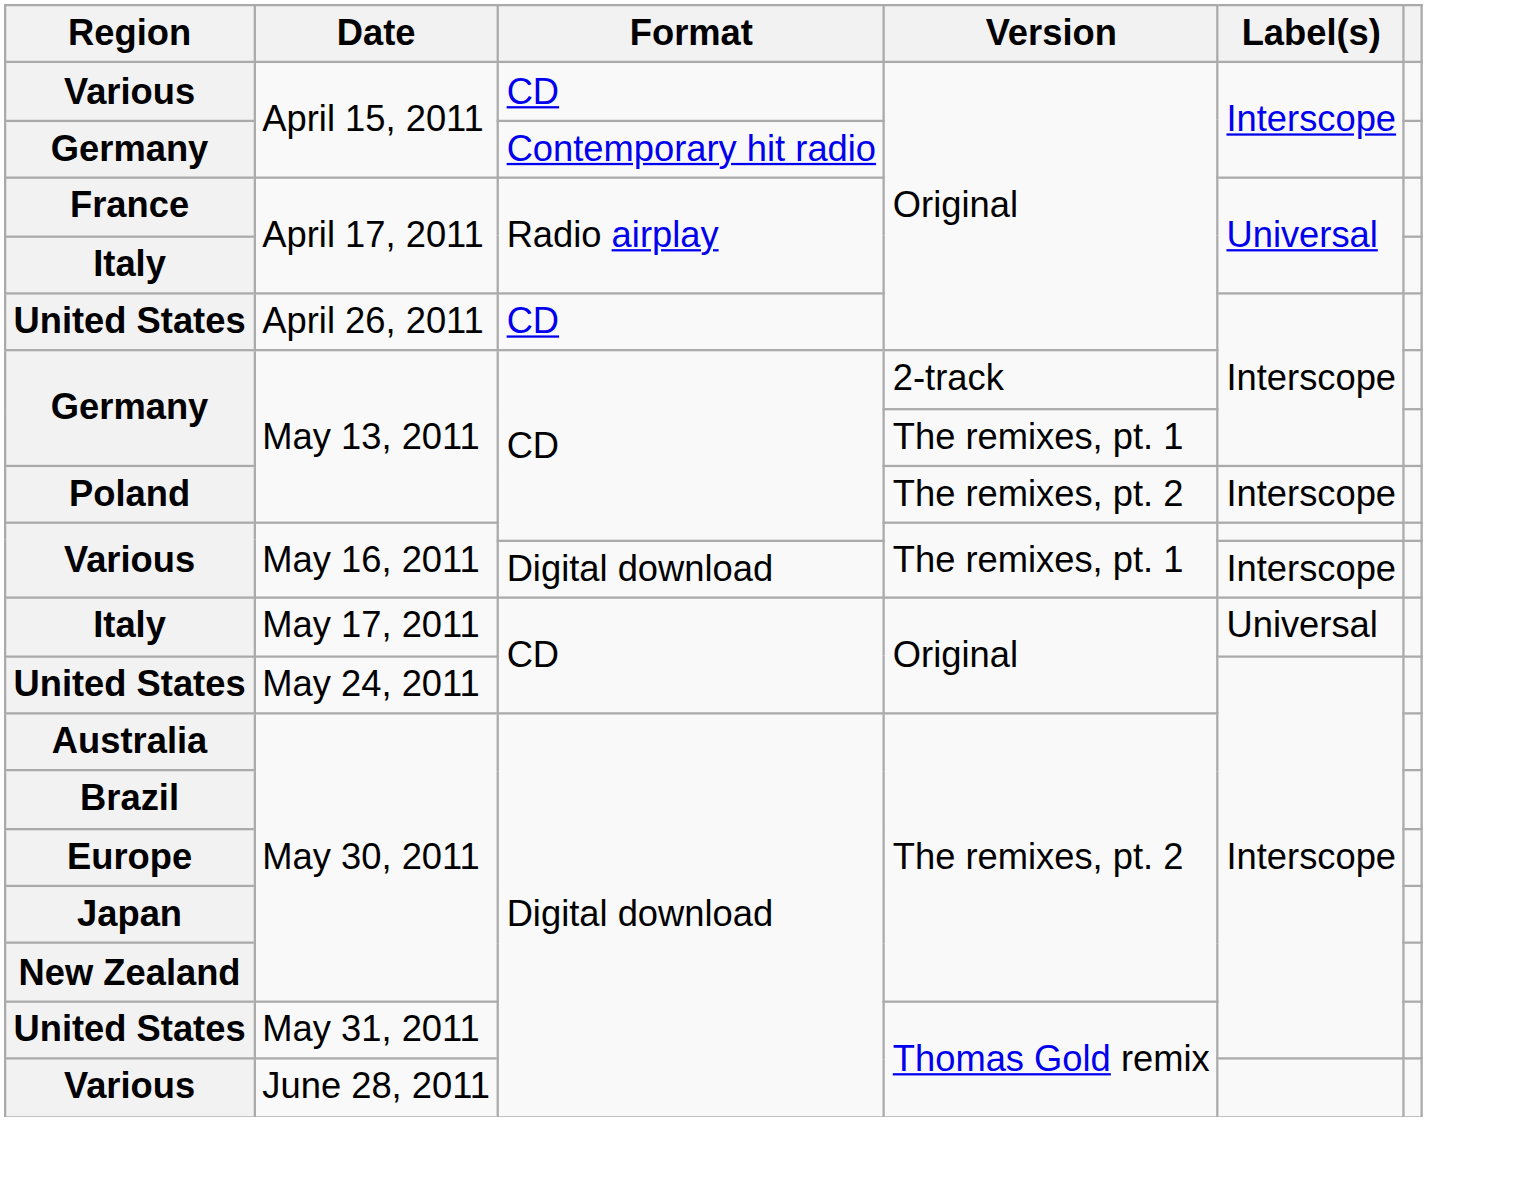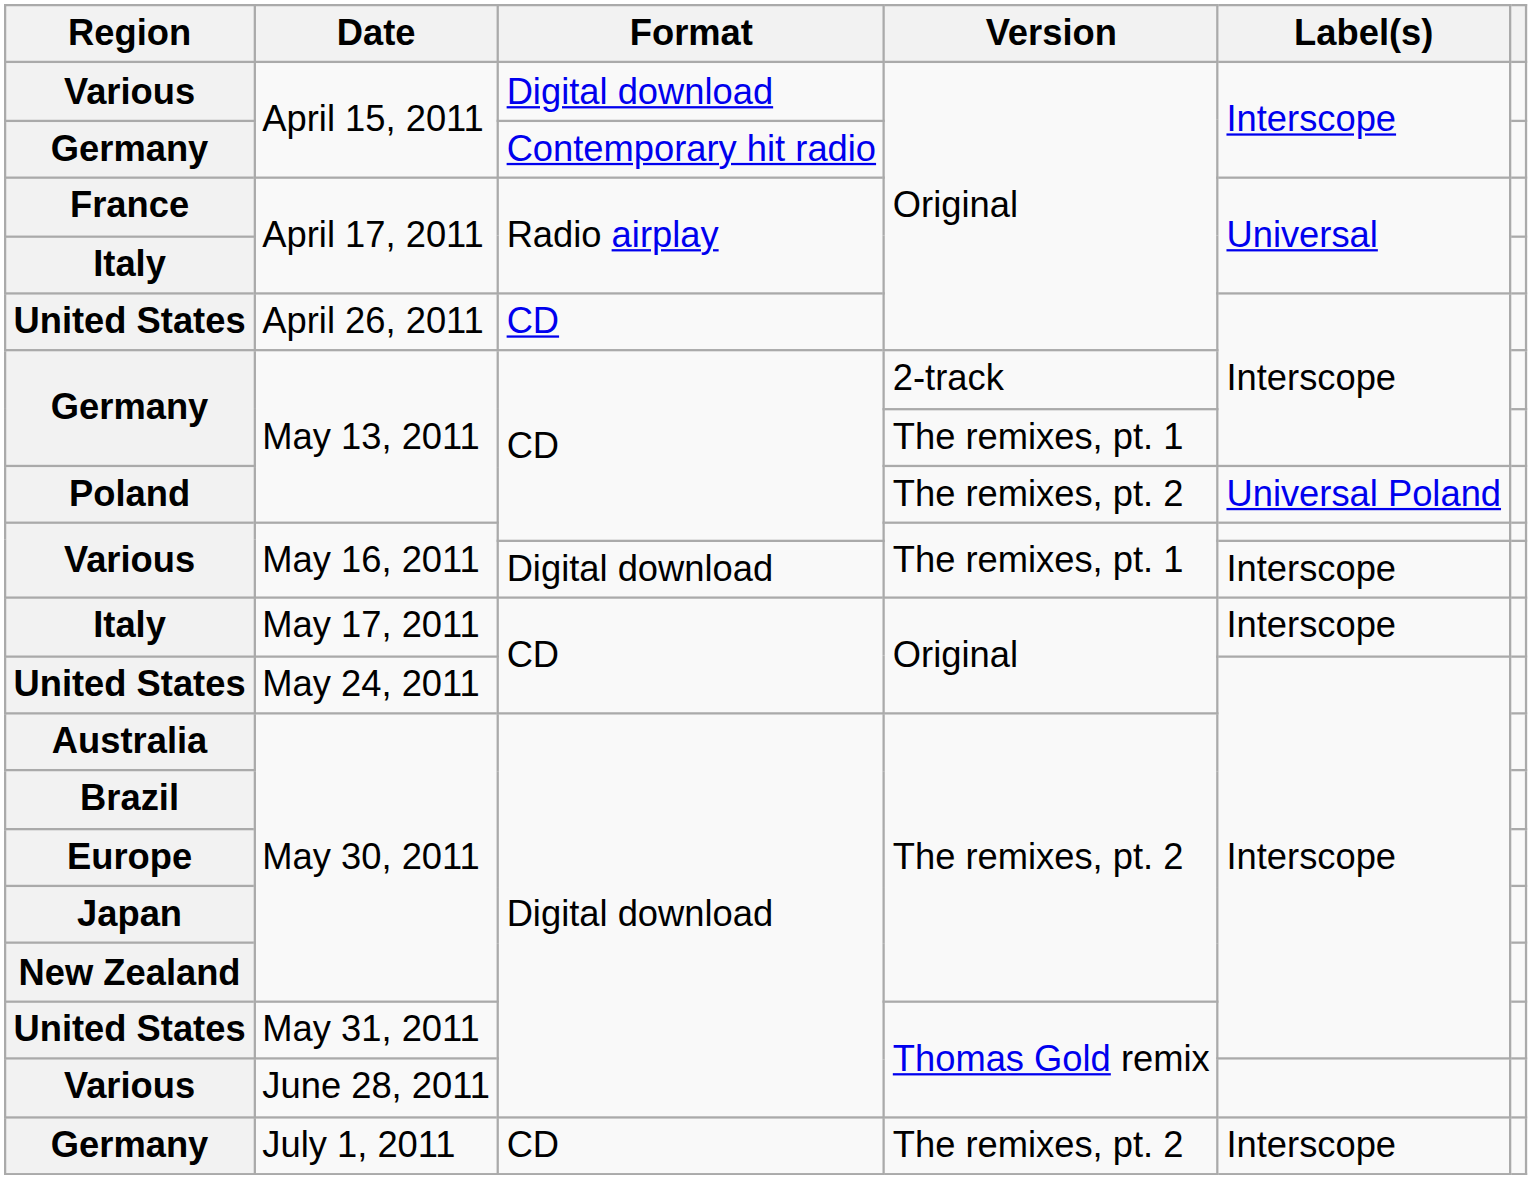(533, 90) CD -> (640, 90) Digital download
(1311, 494) Interscope -> (1364, 494) Universal Poland
(1302, 626) Universal -> (1311, 626) Interscope
+ row: (130, 1144)
